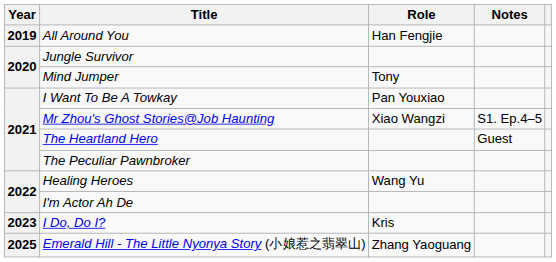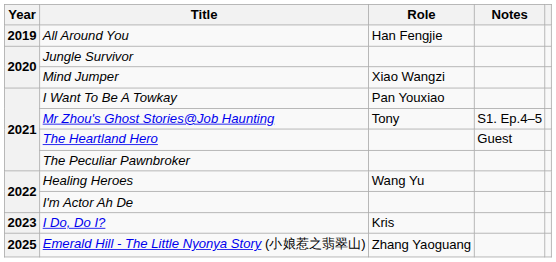(386, 77) Tony -> (408, 77) Xiao Wangzi
(408, 118) Xiao Wangzi -> (386, 118) Tony
